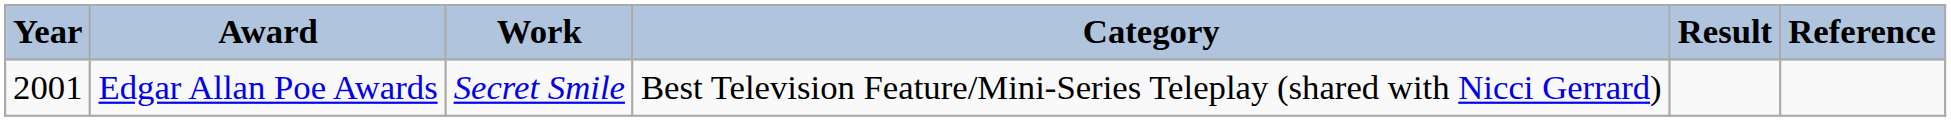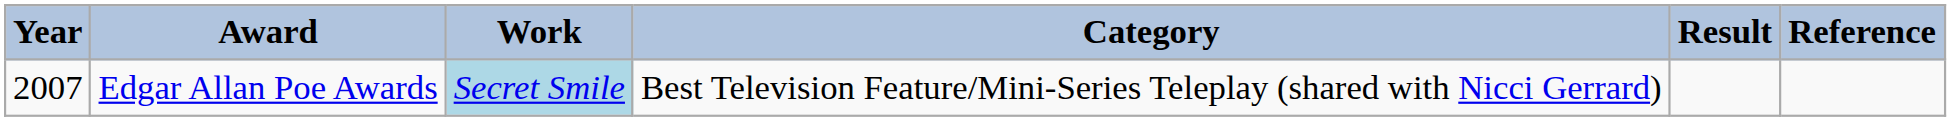(48, 87) 2001 -> (48, 87) 2007
(539, 87) no background -> (539, 87) lightblue background
